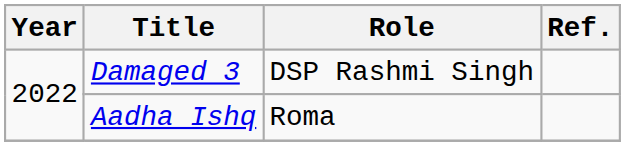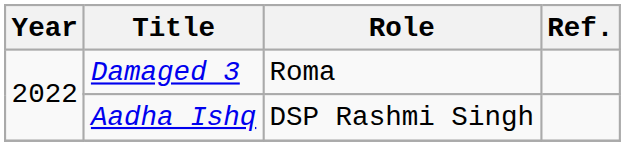(402, 72) DSP Rashmi Singh -> (303, 72) Roma
(303, 117) Roma -> (402, 117) DSP Rashmi Singh
